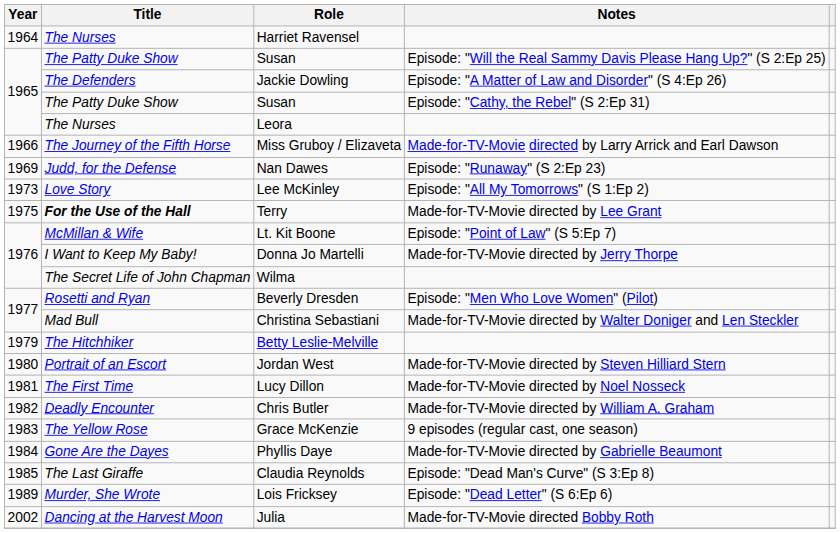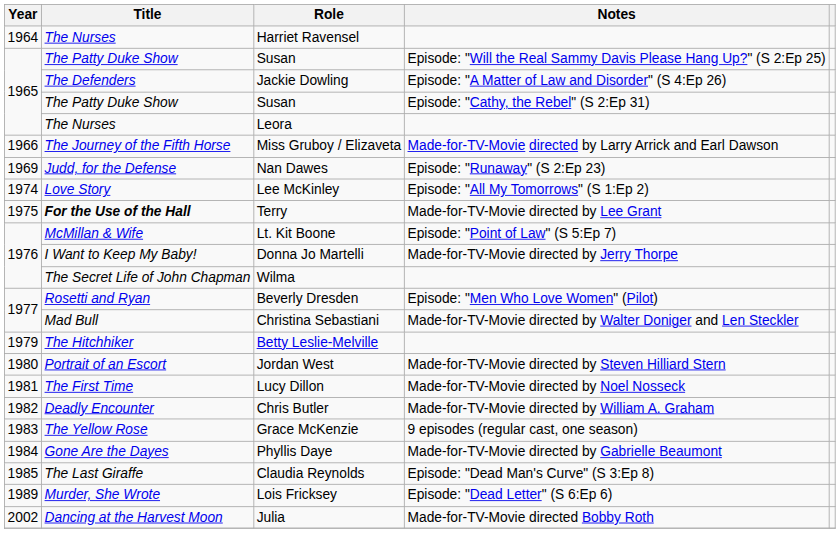(23, 189) 1973 -> (23, 189) 1974
